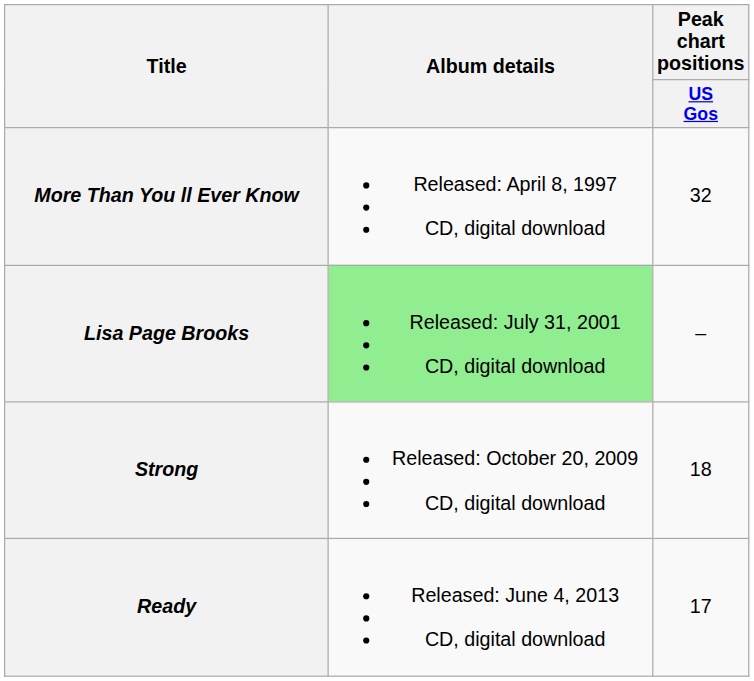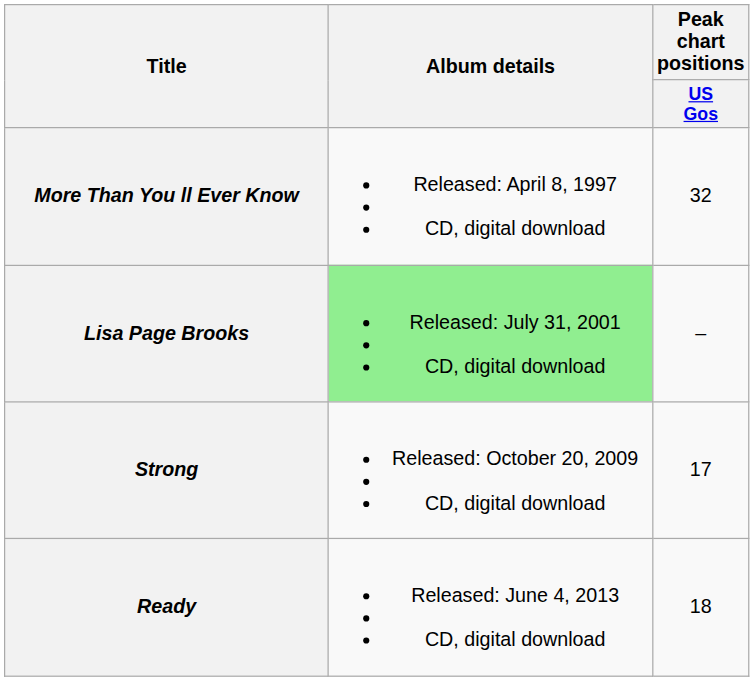(701, 470) 18 -> (701, 470) 17
(701, 607) 17 -> (701, 607) 18
